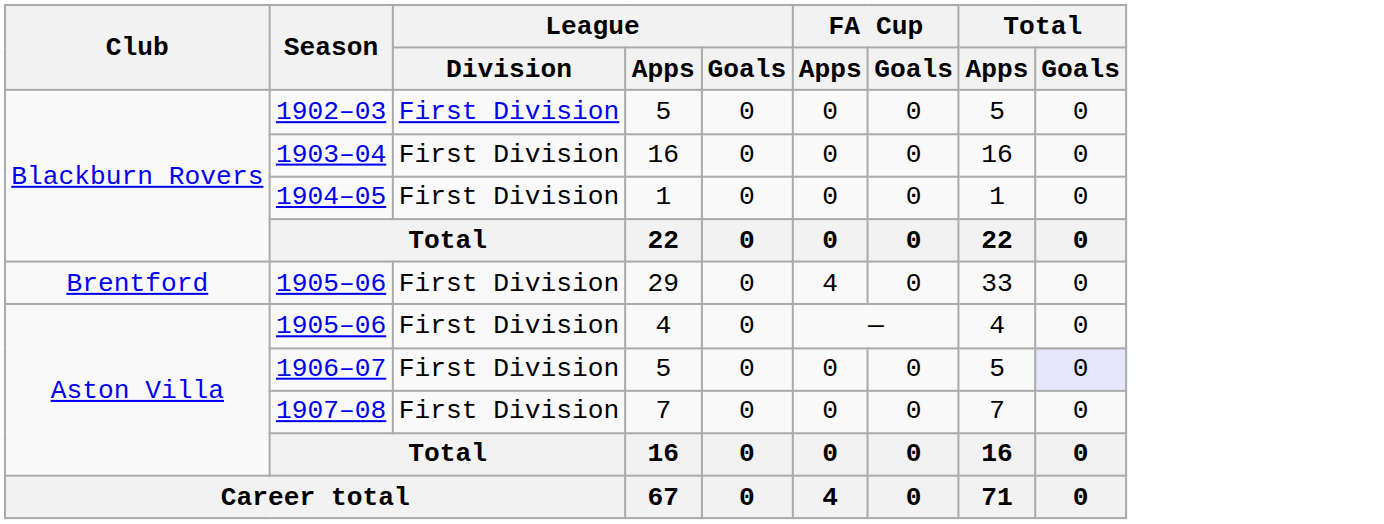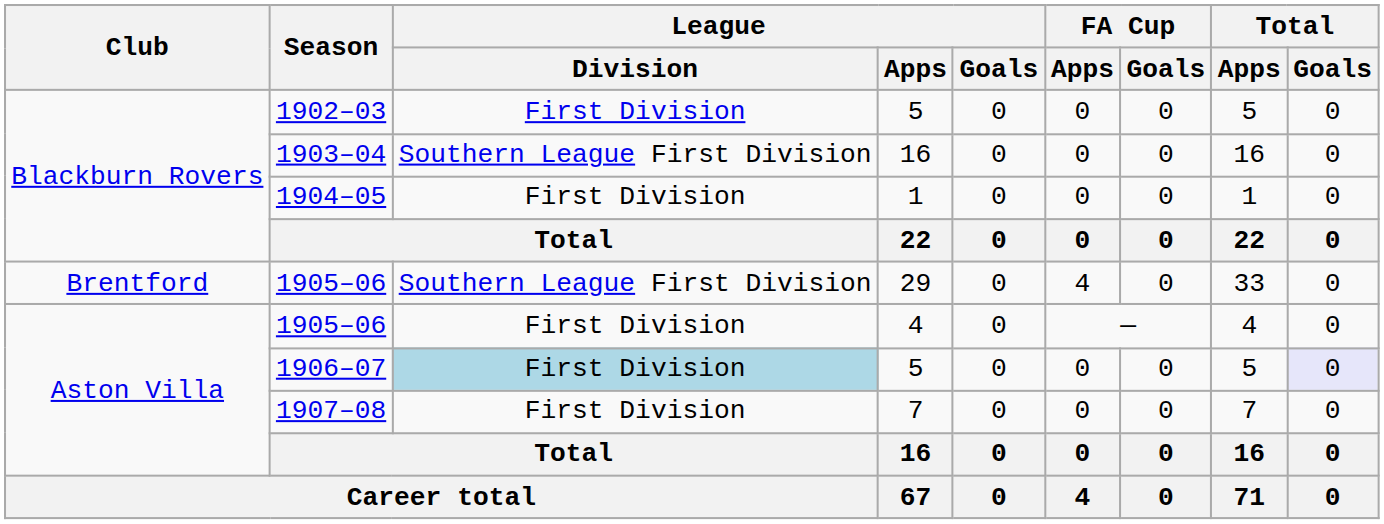(509, 155) First Division -> (635, 155) Southern League First Division
(509, 283) First Division -> (635, 283) Southern League First Division
(509, 369) no background -> (635, 369) lightblue background
